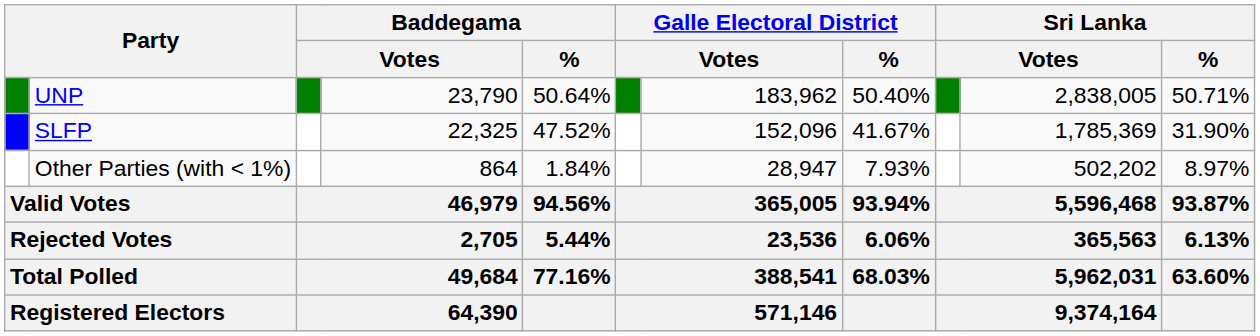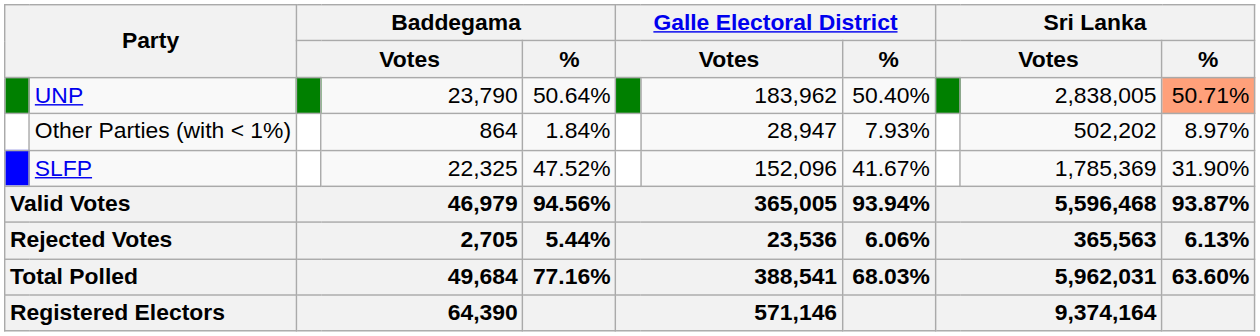(1211, 95) no background -> (1211, 95) lightsalmon background
rows swapped: (63, 131) <-> (163, 167)
